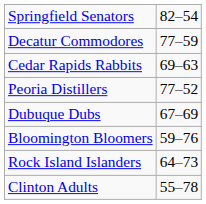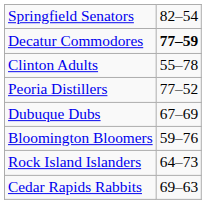(179, 41) normal -> (179, 41) bold
rows swapped: (75, 65) <-> (53, 187)
